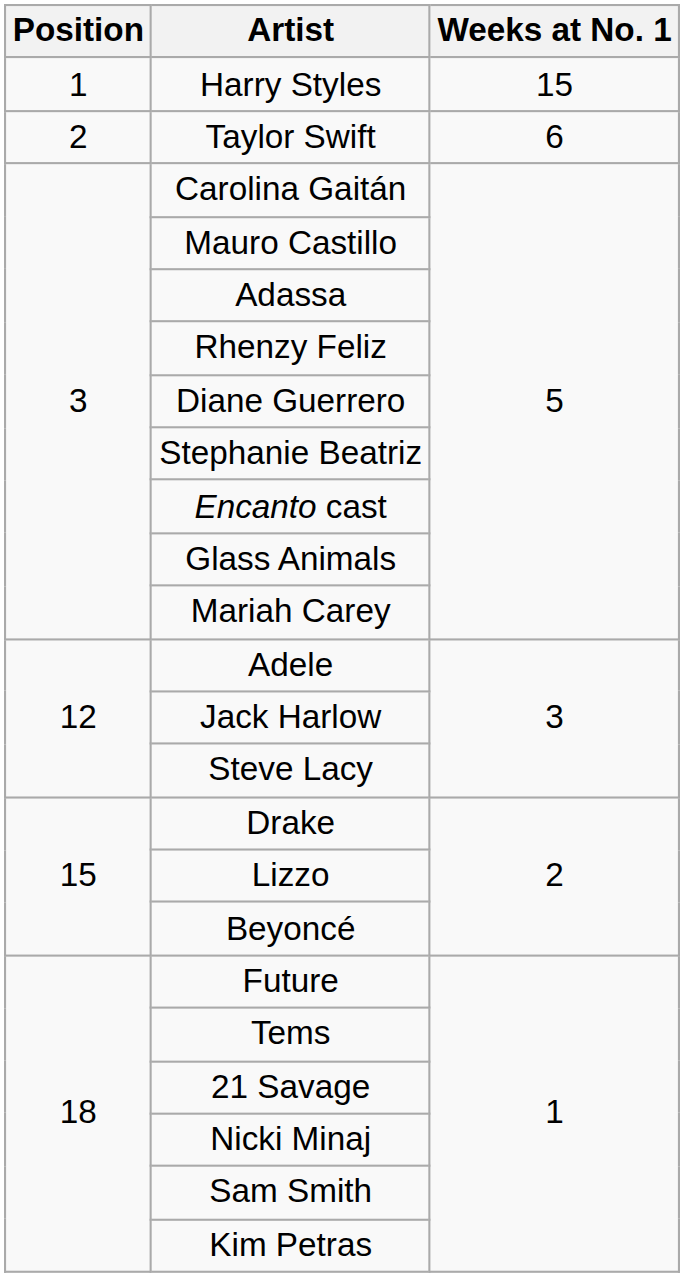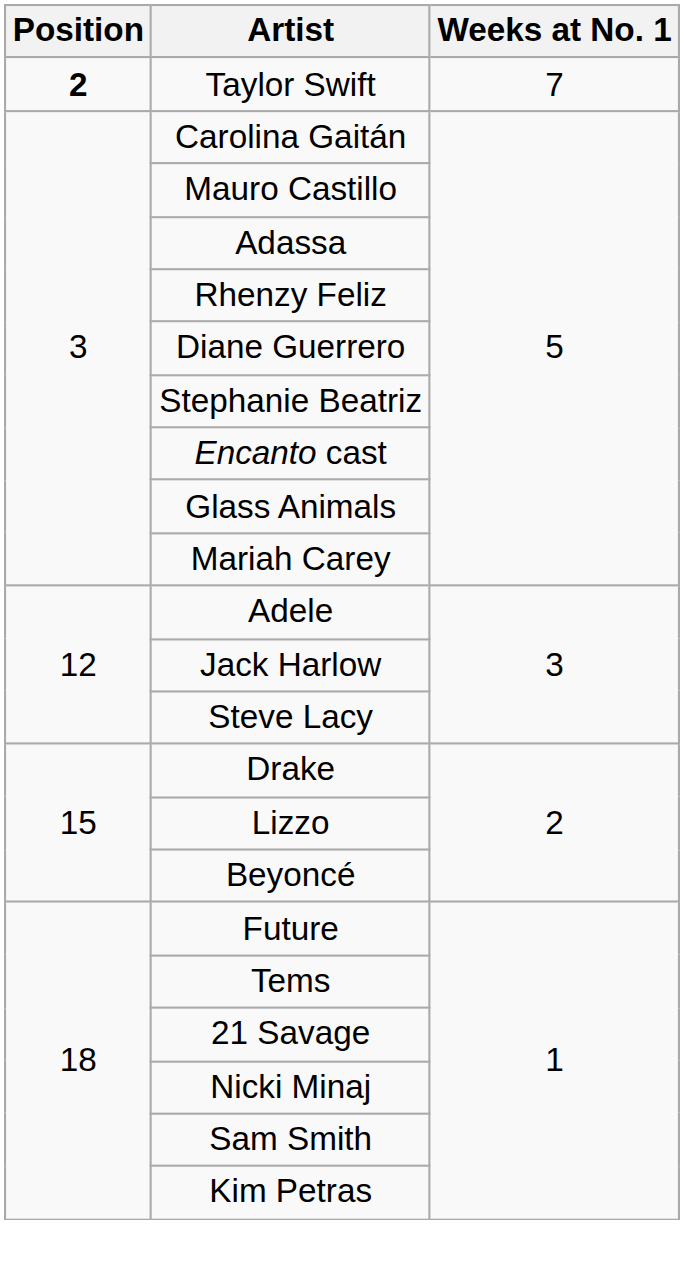- row: (291, 83)
(78, 136) normal -> (78, 83) bold
(555, 136) 6 -> (555, 83) 7
